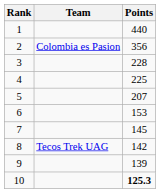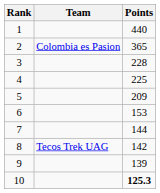(139, 46) 356 -> (139, 46) 365
(139, 96) 207 -> (139, 96) 209
(139, 130) 145 -> (139, 130) 144
